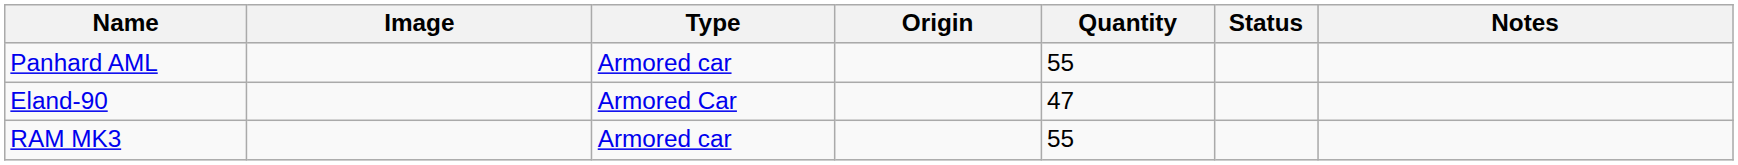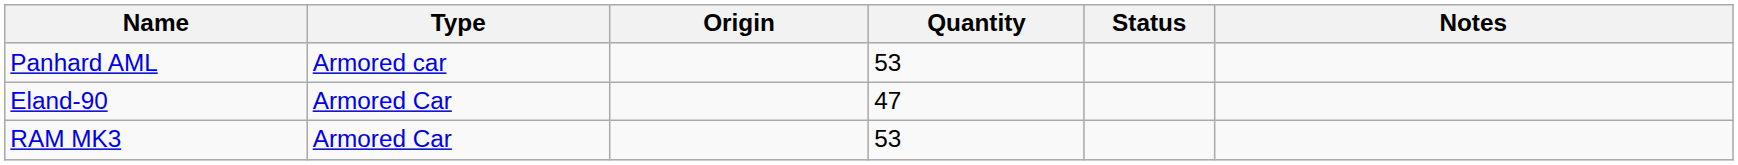- column: (419, 23)
(1060, 62) 55 -> (888, 62) 53
(665, 139) Armored car -> (382, 139) Armored Car
(1060, 139) 55 -> (888, 139) 53
